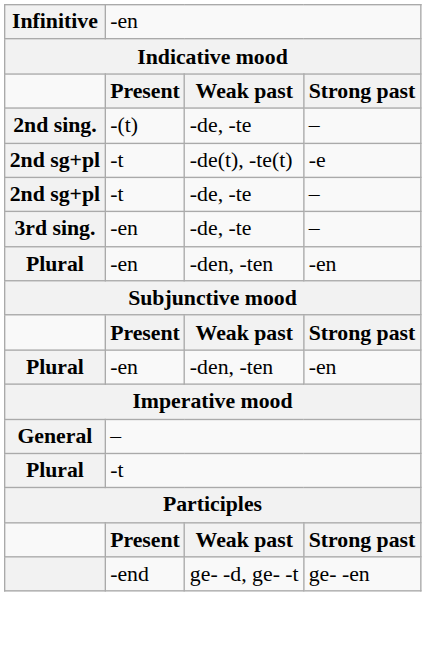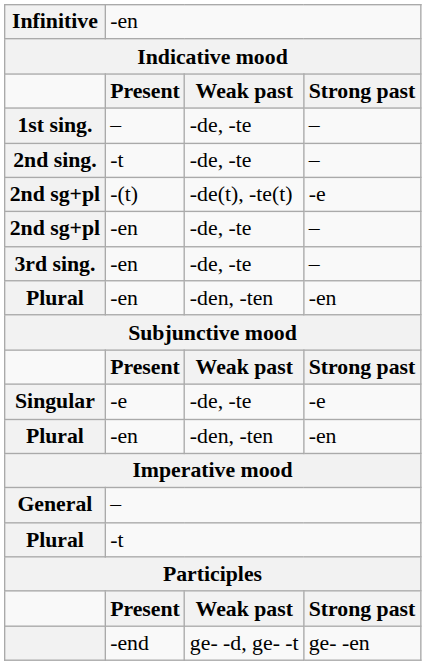+ row: (55, 125)
(124, 125) -(t) -> (117, 159) -t
(117, 159) -t -> (124, 194) -(t)
(117, 194) -t -> (124, 228) -en
+ row: (55, 401)
